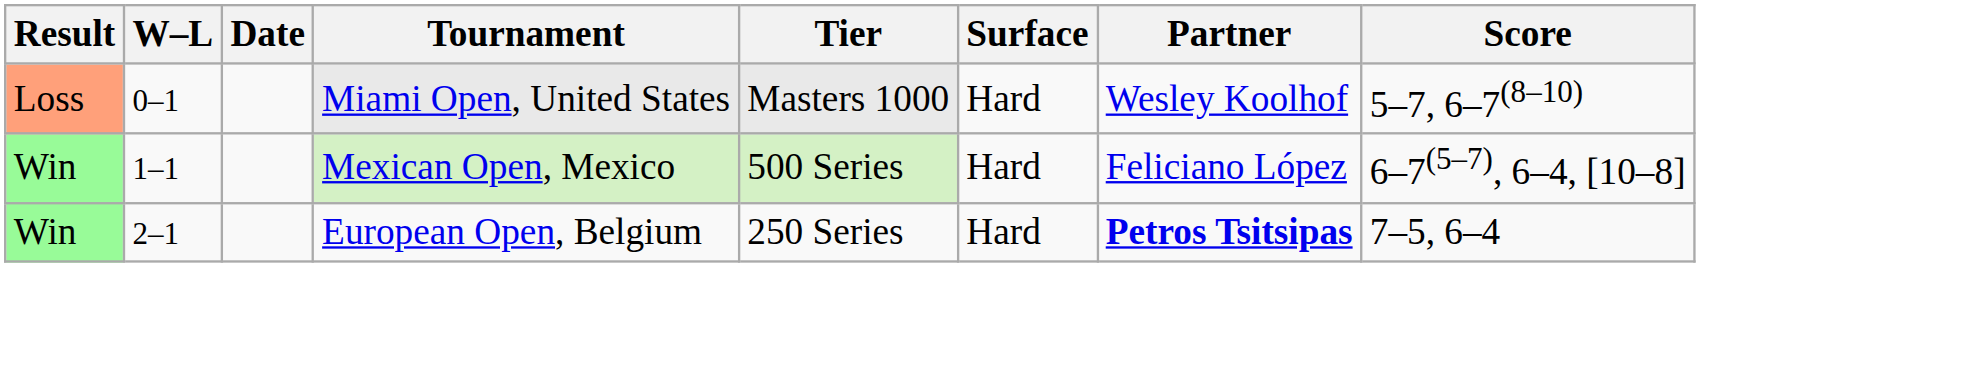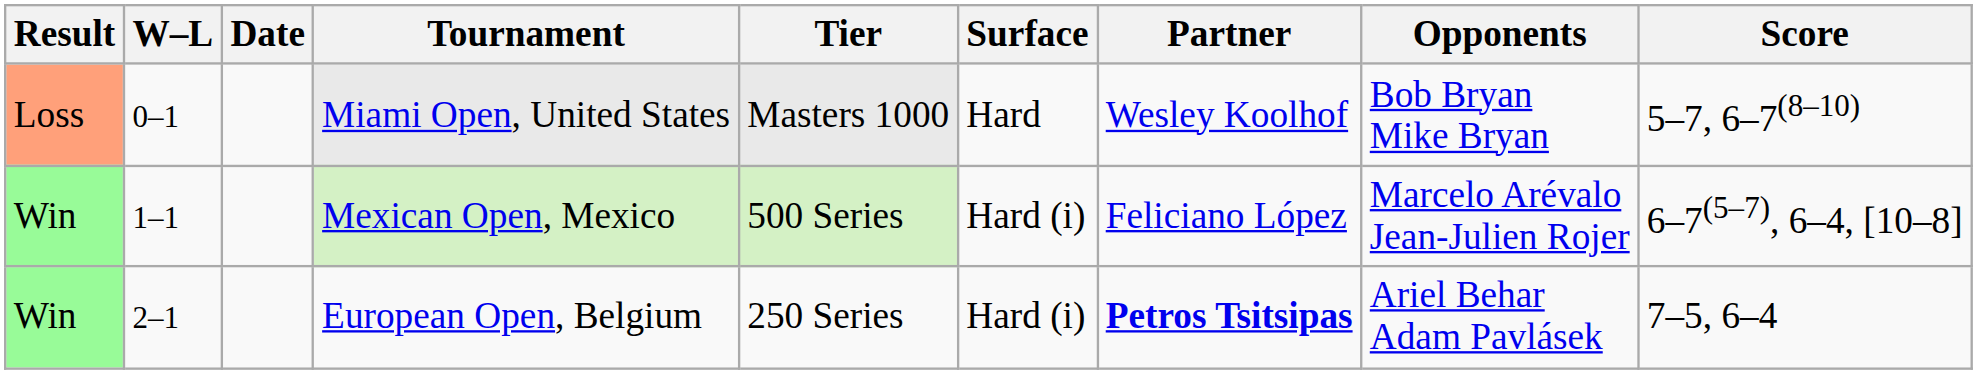+ column: (1500, 34)
(1004, 167) Hard -> (1026, 215) Hard (i)
(1004, 231) Hard -> (1026, 316) Hard (i)
